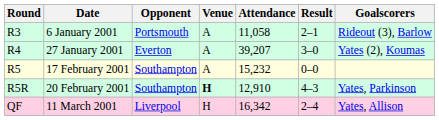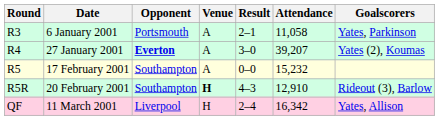columns swapped: (317, 13) <-> (267, 13)
(385, 32) Rideout (3), Barlow -> (377, 32) Yates, Parkinson
(153, 50) normal -> (155, 50) bold
(377, 87) Yates, Parkinson -> (385, 87) Rideout (3), Barlow
